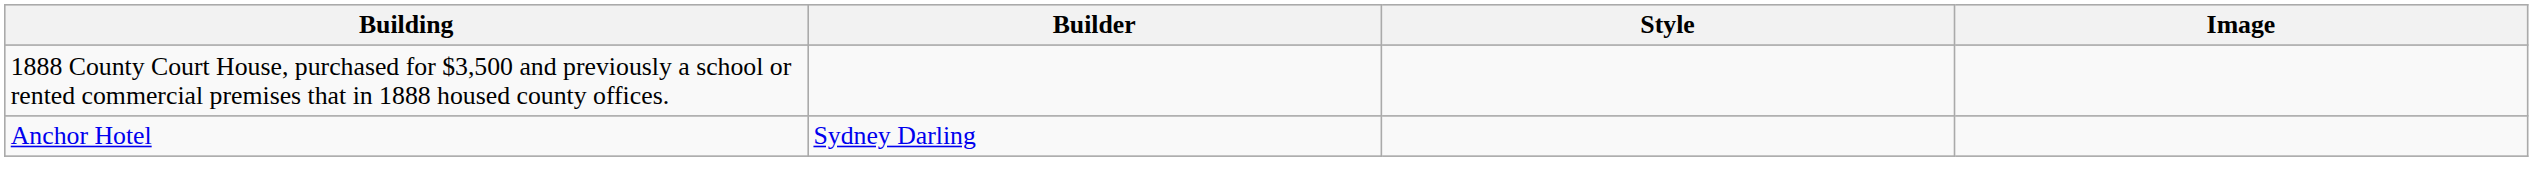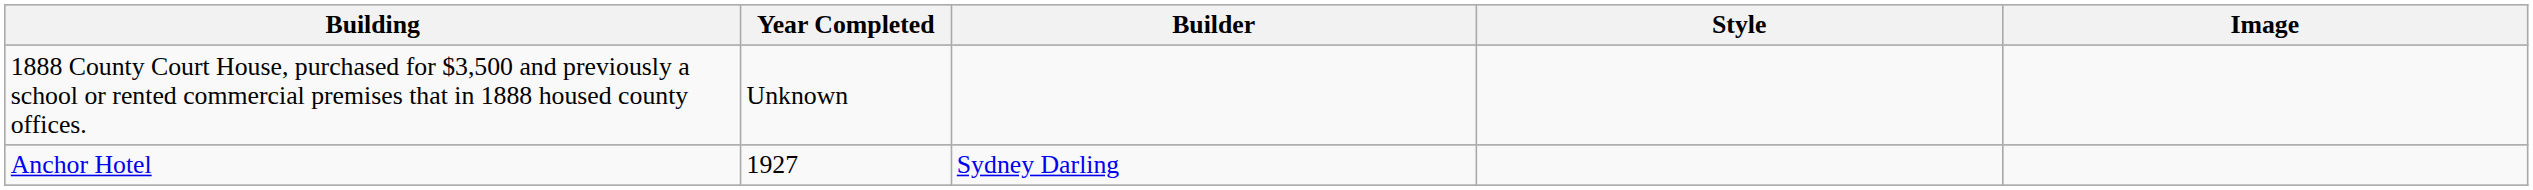+ column: (846, 24)
